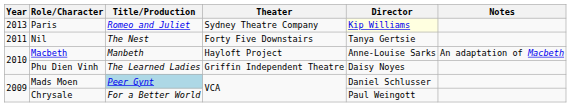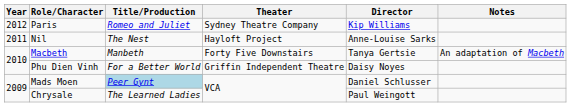(17, 25) 2013 -> (17, 25) 2012
(379, 25) lightyellow background -> (379, 25) no background
(259, 39) Forty Five Downstairs -> (243, 39) Hayloft Project
(382, 39) Tanya Gertsie -> (392, 39) Anne-Louise Sarks
(243, 53) Hayloft Project -> (259, 53) Forty Five Downstairs
(392, 53) Anne-Louise Sarks -> (382, 53) Tanya Gertsie
(154, 67) The Learned Ladies -> (154, 67) For a Better World
(154, 95) For a Better World -> (154, 95) The Learned Ladies
